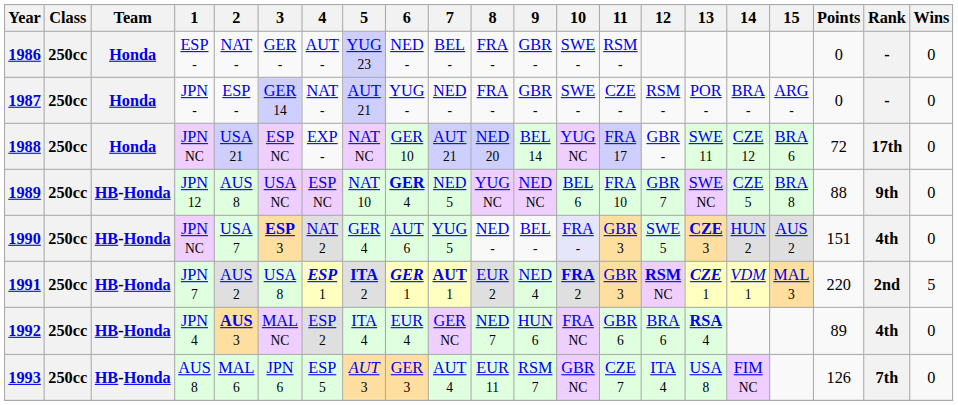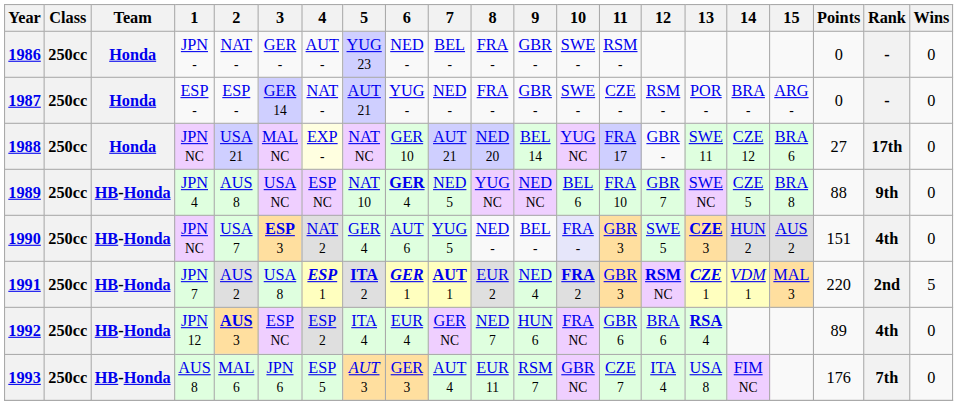(194, 54) ESP - -> (194, 54) JPN -
(194, 100) JPN - -> (194, 100) ESP -
(280, 146) ESP NC -> (280, 146) MAL NC
(322, 146) no background -> (322, 146) lightyellow background
(839, 146) 72 -> (839, 146) 27
(194, 192) JPN 12 -> (194, 192) JPN 4
(194, 331) JPN 4 -> (194, 331) JPN 12
(280, 331) MAL NC -> (280, 331) ESP NC
(839, 377) 126 -> (839, 377) 176
